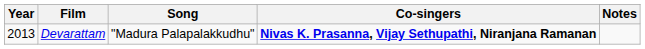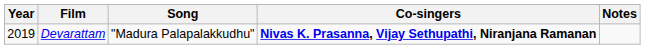(21, 34) 2013 -> (21, 34) 2019
